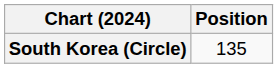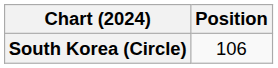(231, 48) 135 -> (231, 48) 106
